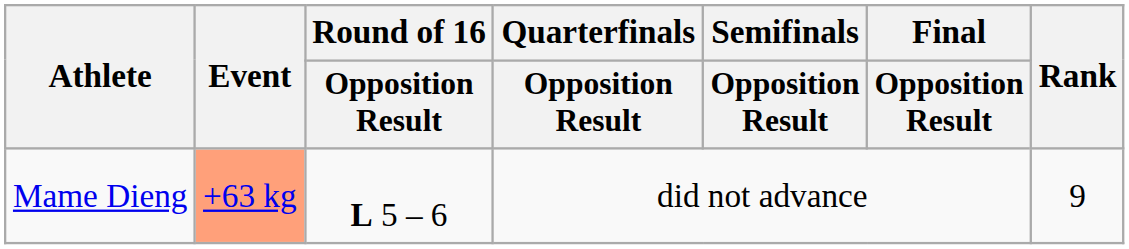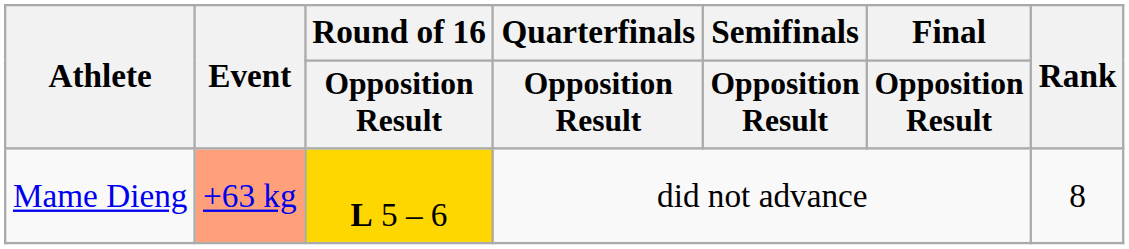(399, 215) no background -> (399, 215) gold background
(1078, 195) 9 -> (1078, 195) 8
